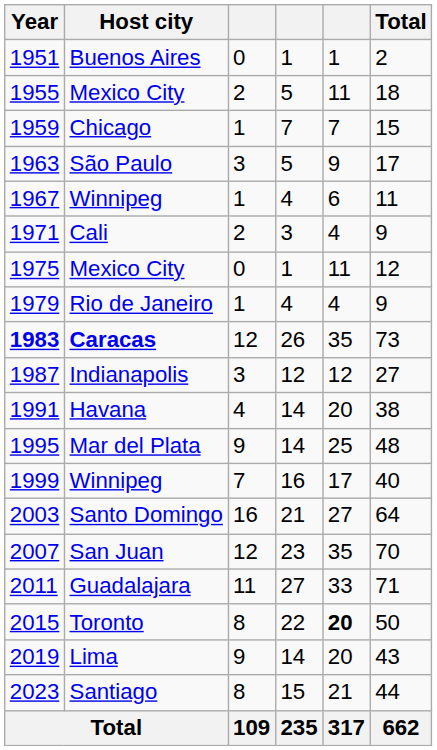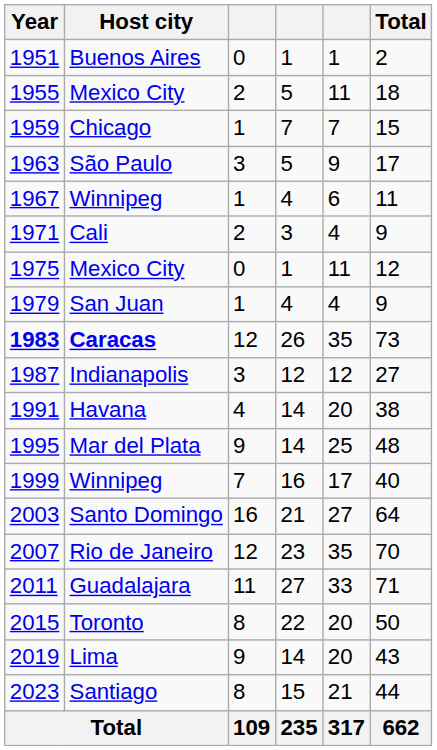(141, 304) Rio de Janeiro -> (117, 304) San Juan
(117, 551) San Juan -> (141, 551) Rio de Janeiro
(340, 621) bold -> (340, 621) normal
